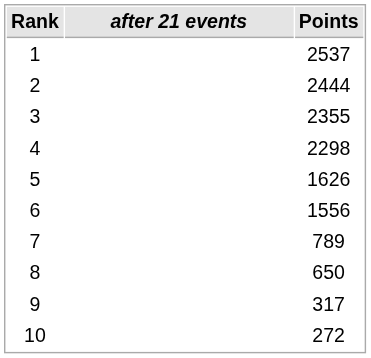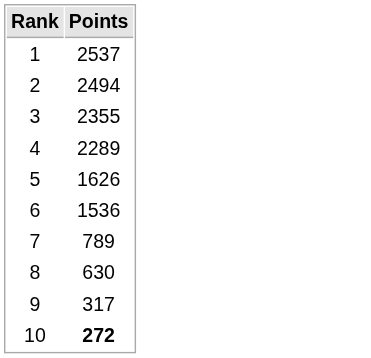- column: (179, 22)
(329, 86) 2444 -> (99, 86) 2494
(329, 148) 2298 -> (99, 148) 2289
(329, 211) 1556 -> (99, 211) 1536
(329, 273) 650 -> (99, 273) 630
(329, 336) normal -> (99, 336) bold
